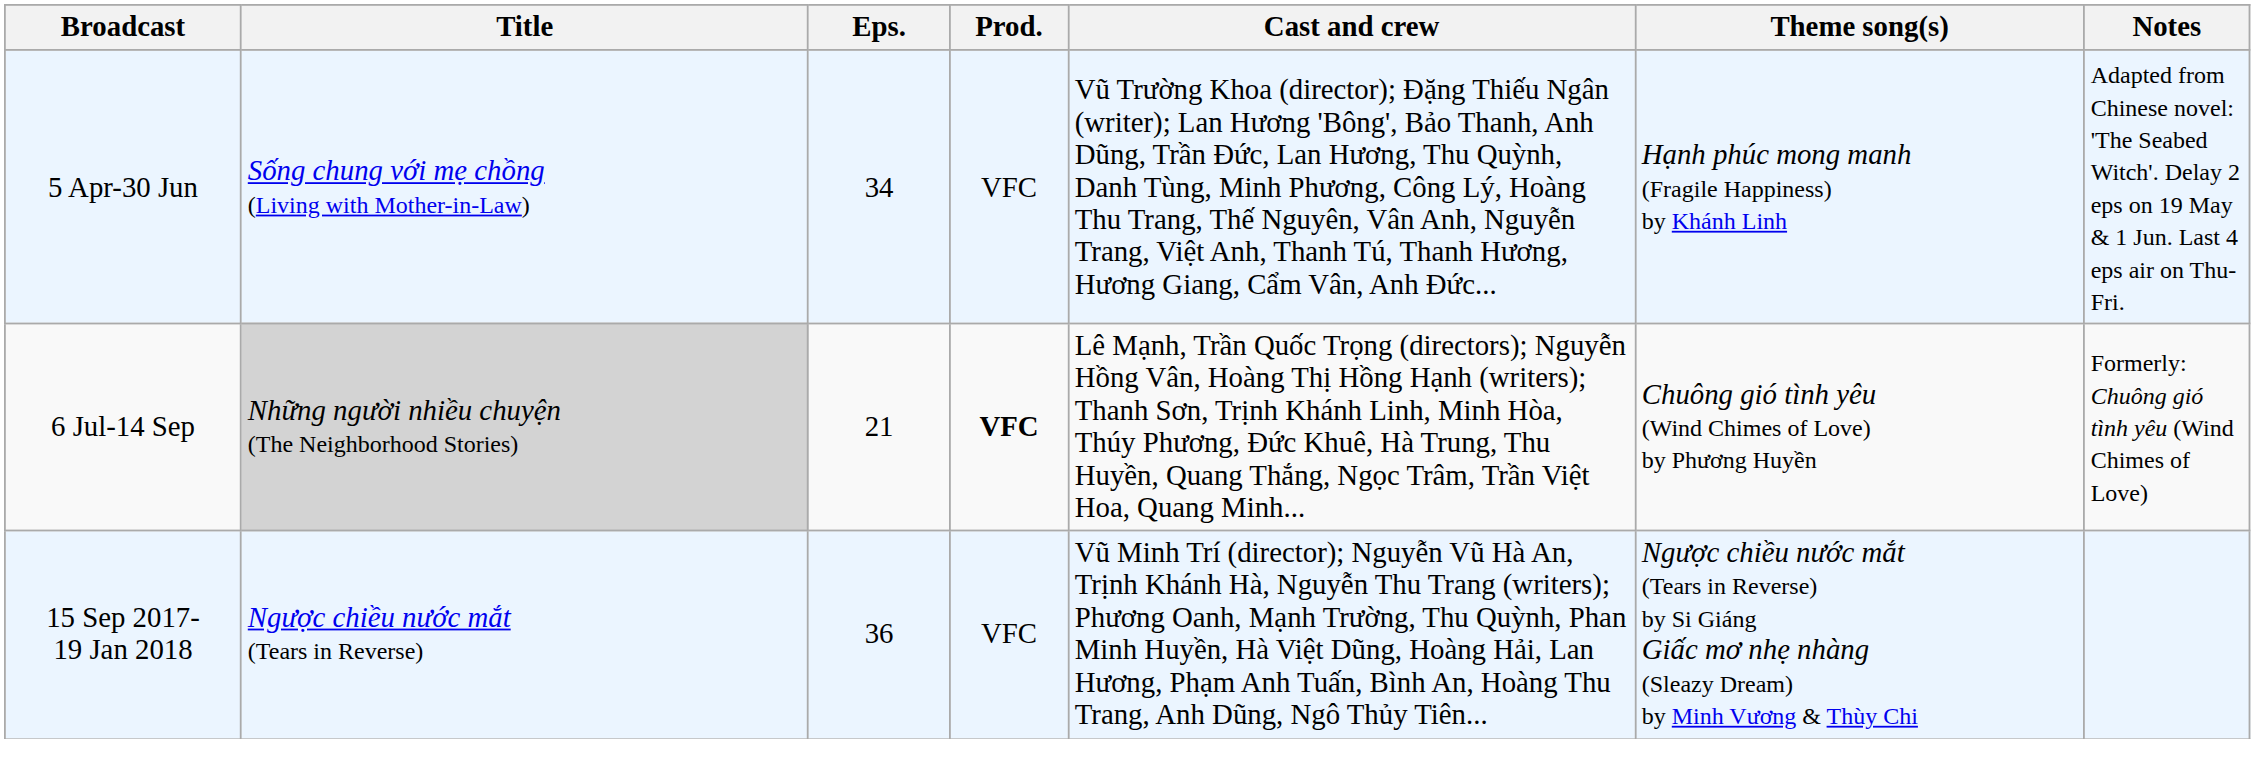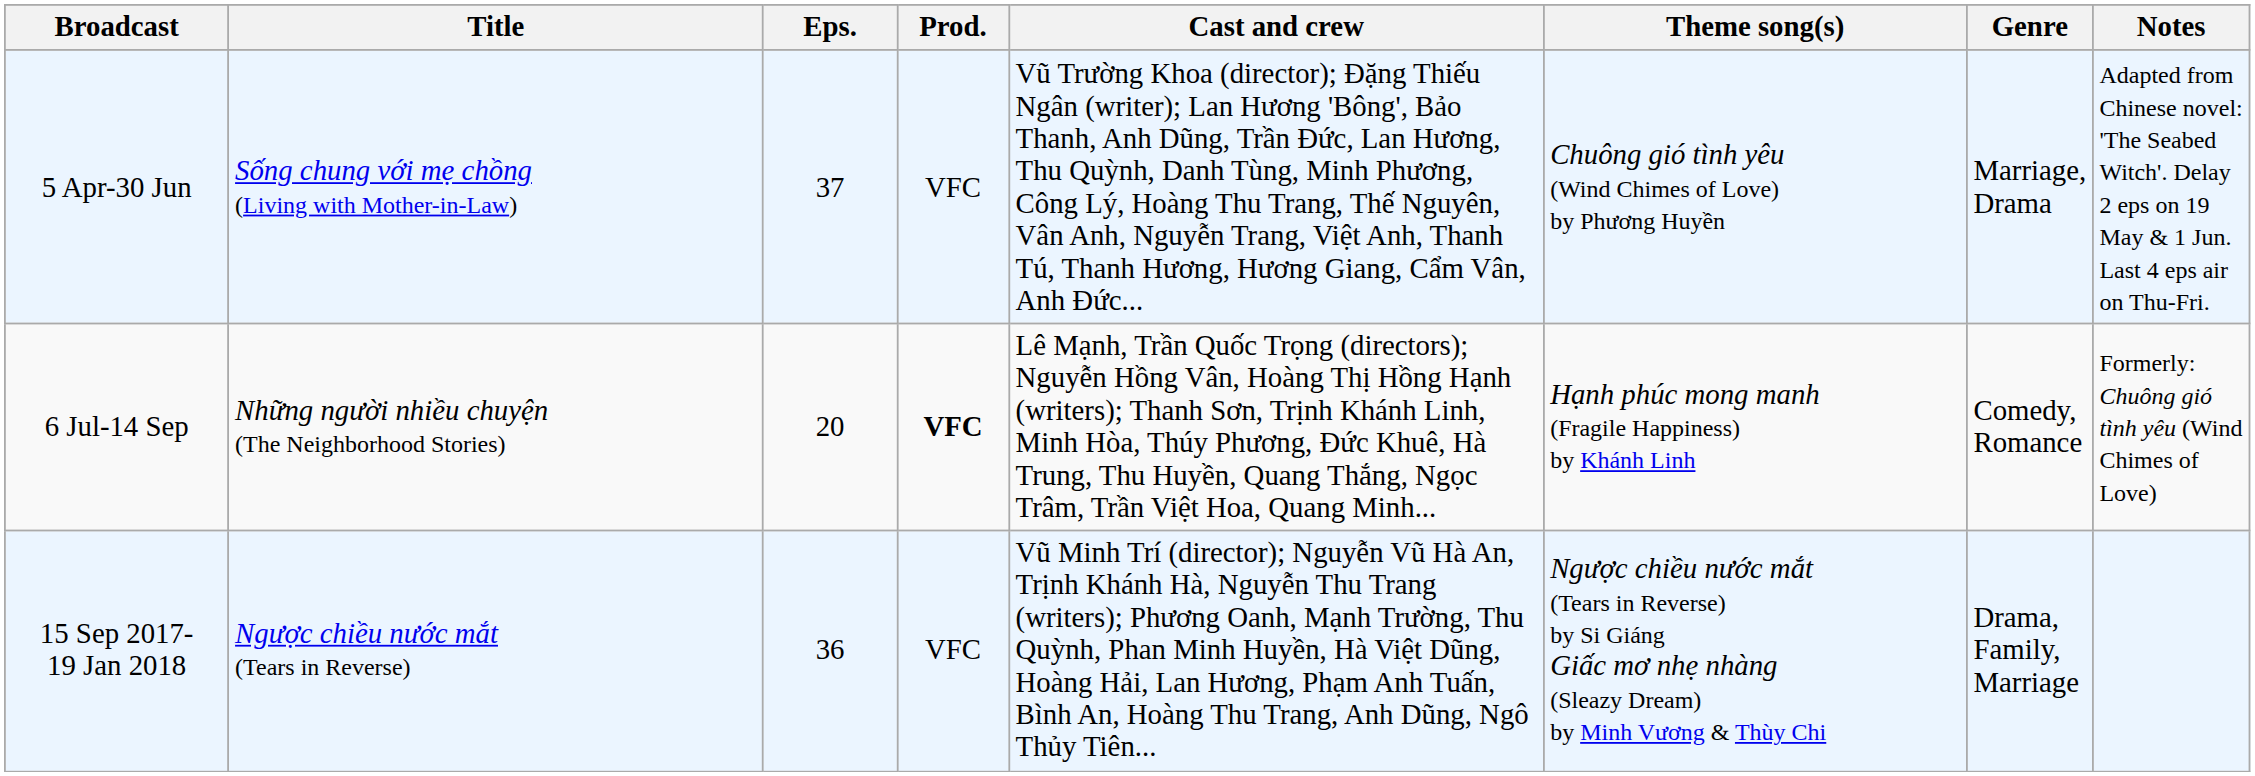+ column: (2030, 27)
(879, 186) 34 -> (830, 186) 37
(1777, 186) Hạnh phúc mong manh (Fragile Happiness) by Khánh Linh -> (1667, 186) Chuông gió tình yêu (Wind Chimes of Love) by Phương Huyền
(404, 426) lightgrey background -> (392, 426) no background
(879, 426) 21 -> (830, 426) 20
(1759, 426) Chuông gió tình yêu (Wind Chimes of Love) by Phương Huyền -> (1685, 426) Hạnh phúc mong manh (Fragile Happiness) by Khánh Linh
